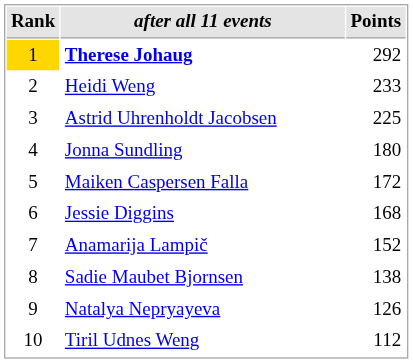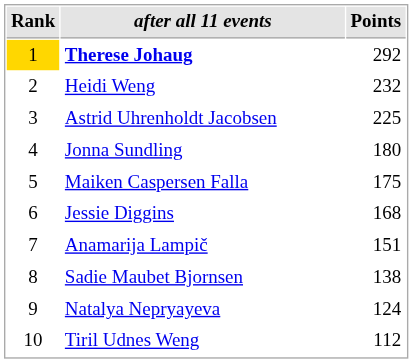(387, 86) 233 -> (387, 86) 232
(387, 181) 172 -> (387, 181) 175
(387, 245) 152 -> (387, 245) 151
(387, 308) 126 -> (387, 308) 124
